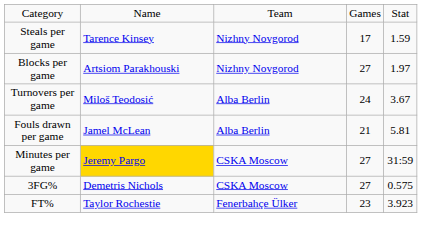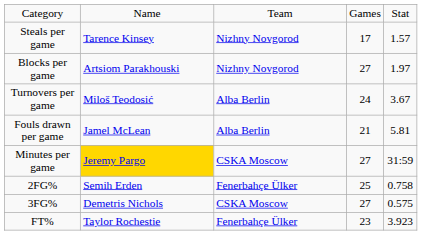(400, 37) 1.59 -> (400, 37) 1.57
+ row: (42, 185)
